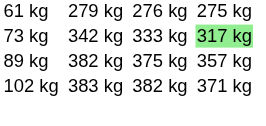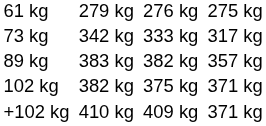(224, 36) lightgreen background -> (235, 36) no background
(96, 61) 382 kg -> (106, 61) 383 kg
(160, 61) 375 kg -> (171, 61) 382 kg
(96, 86) 383 kg -> (106, 86) 382 kg
(160, 86) 382 kg -> (171, 86) 375 kg
+ row: (36, 111)
